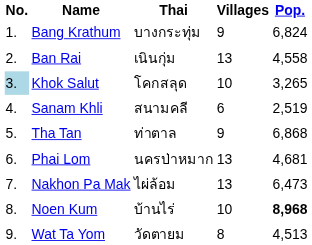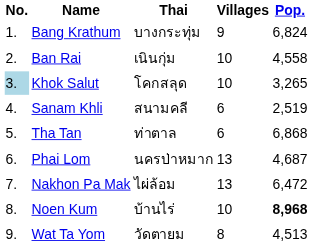(224, 57) 13 -> (224, 57) 10
(221, 133) 9 -> (221, 133) 6
(290, 158) 4,681 -> (290, 158) 4,687
(290, 184) 6,473 -> (290, 184) 6,472
